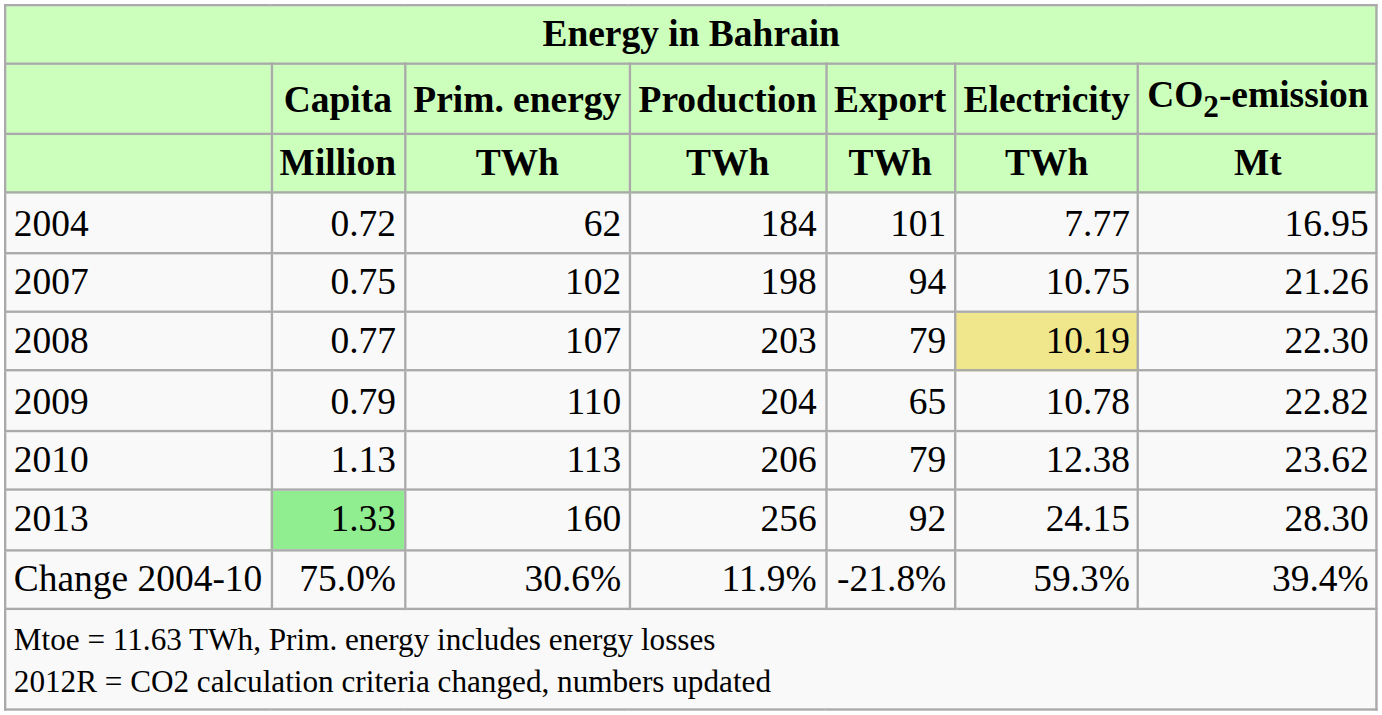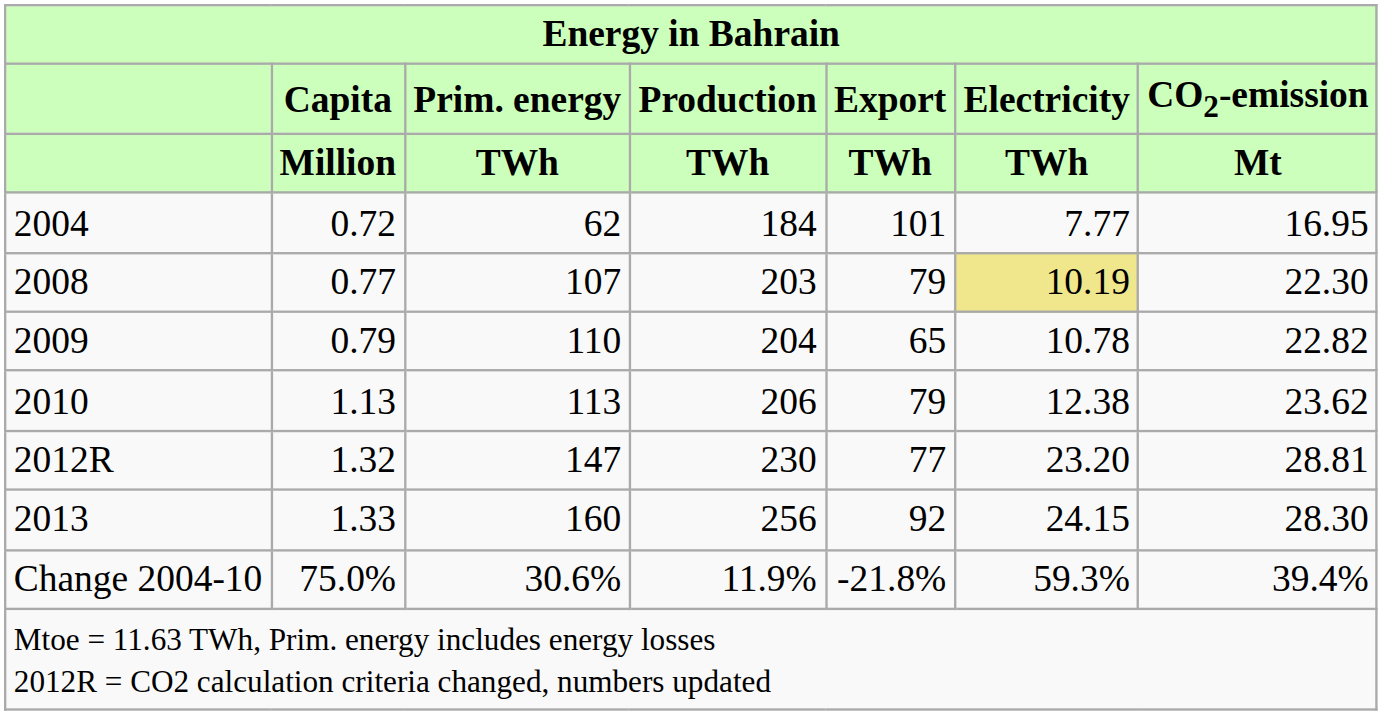- row: (51, 281)
+ row: (64, 459)
(363, 519) lightgreen background -> (363, 519) no background
